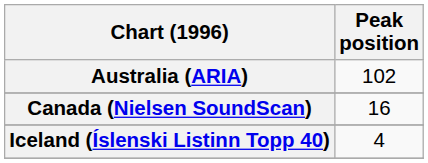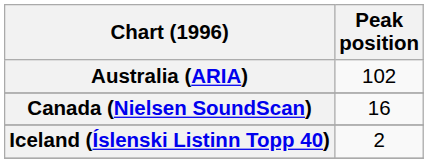(379, 141) 4 -> (379, 141) 2
